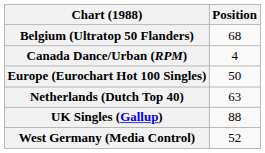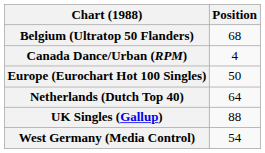(235, 96) 63 -> (235, 96) 64
(235, 138) 52 -> (235, 138) 54
